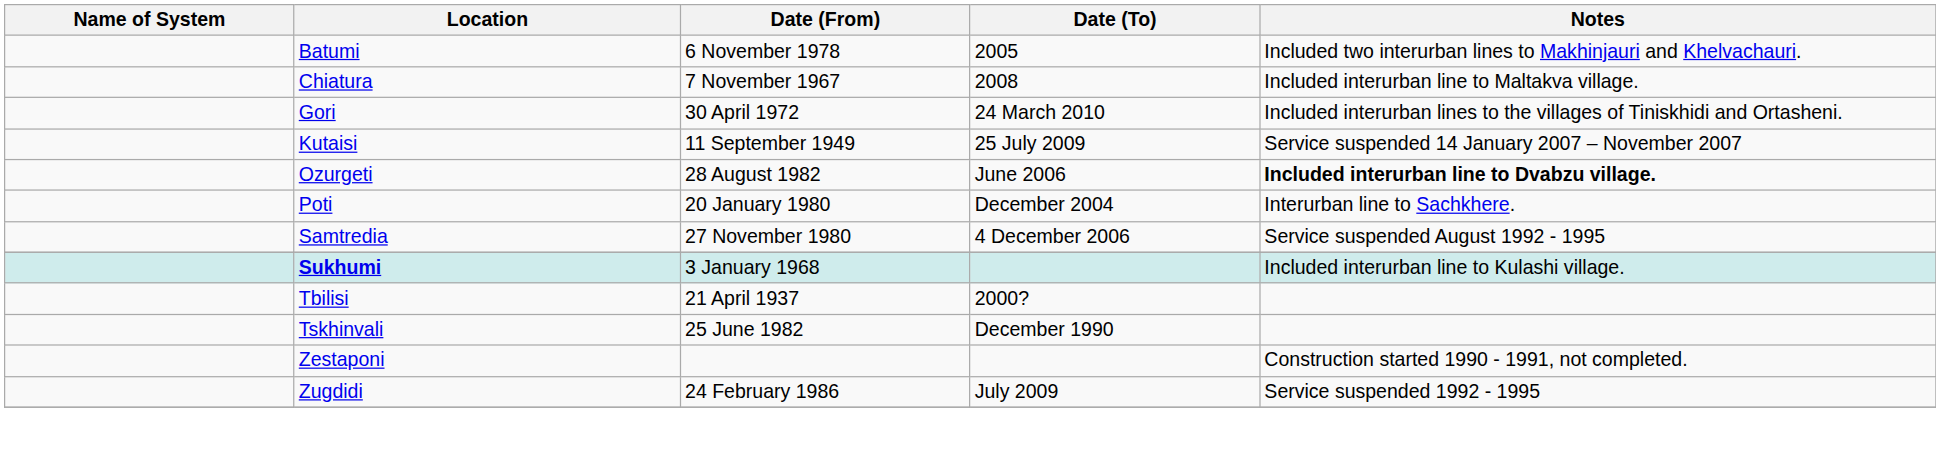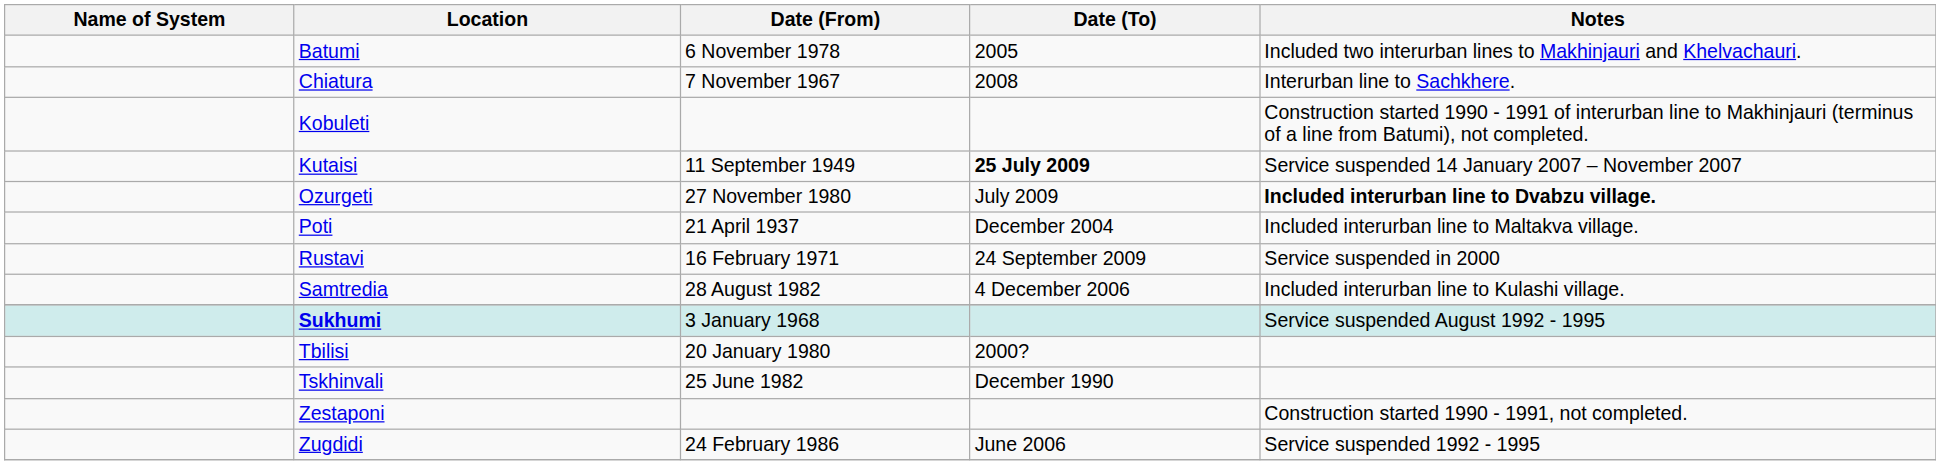(1452, 81) Included interurban line to Maltakva village. -> (1390, 81) Interurban line to Sachkhere.
- row: (317, 112)
+ row: (334, 123)
(1030, 143) normal -> (1032, 165) bold
(753, 174) 28 August 1982 -> (768, 196) 27 November 1980
(1020, 174) June 2006 -> (1016, 196) July 2009
(758, 205) 20 January 1980 -> (742, 227) 21 April 1937
(1390, 205) Interurban line to Sachkhere. -> (1452, 227) Included interurban line to Maltakva village.
+ row: (331, 258)
(768, 236) 27 November 1980 -> (753, 289) 28 August 1982
(1435, 236) Service suspended August 1992 - 1995 -> (1445, 289) Included interurban line to Kulashi village.
(1445, 267) Included interurban line to Kulashi village. -> (1435, 320) Service suspended August 1992 - 1995
(742, 298) 21 April 1937 -> (758, 351) 20 January 1980
(1016, 391) July 2009 -> (1020, 444) June 2006
